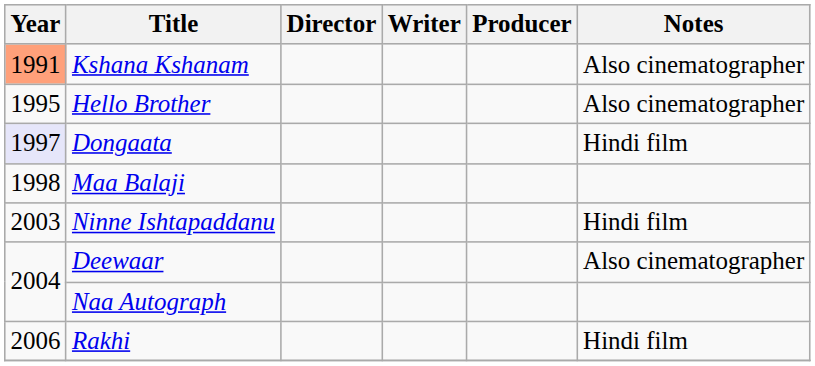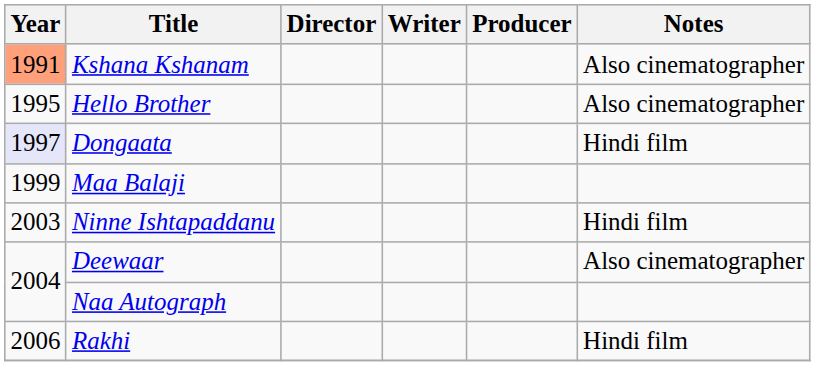(35, 182) 1998 -> (35, 182) 1999
